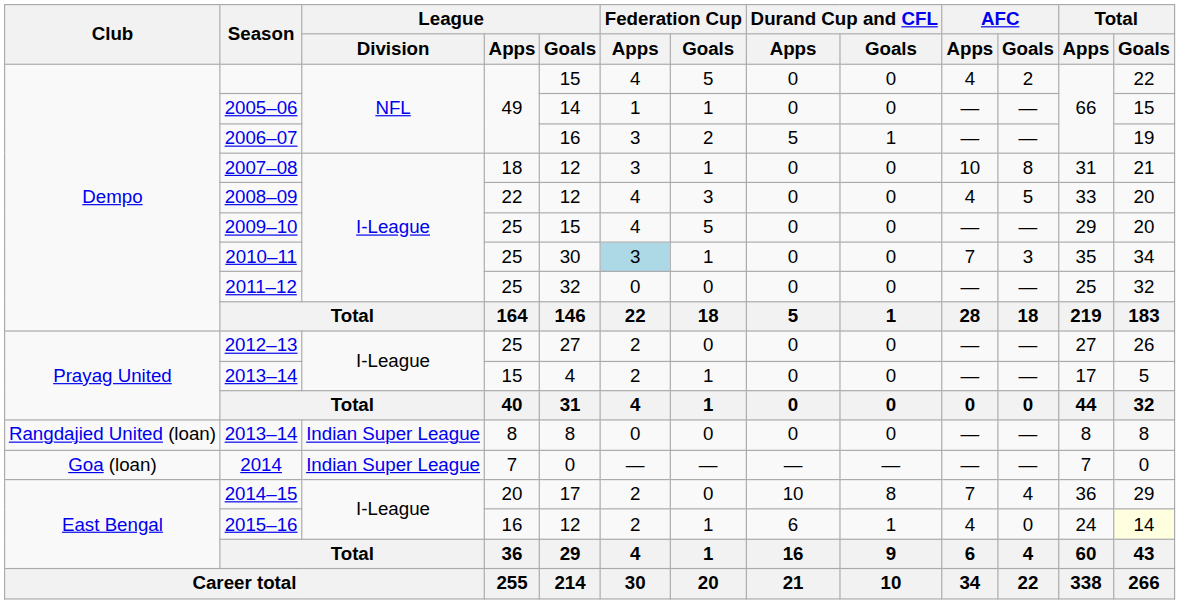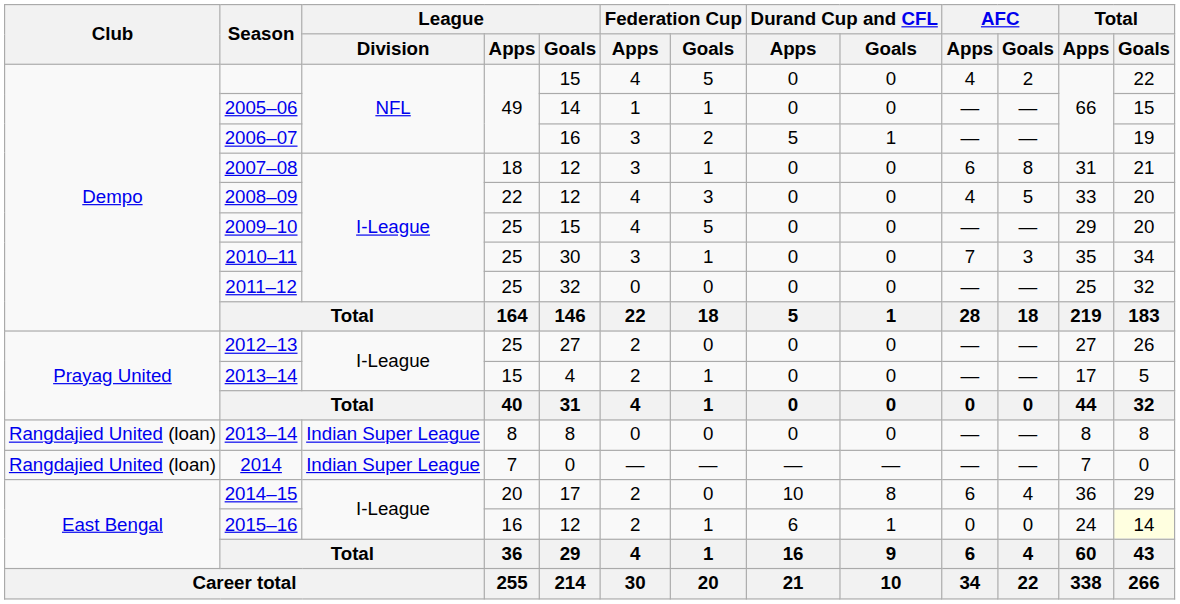(970, 167) 10 -> (970, 167) 6
(635, 256) lightblue background -> (635, 256) no background
(112, 464) Goa (loan) -> (112, 464) Rangdajied United (loan)
(970, 494) 7 -> (970, 494) 6
(970, 524) 4 -> (970, 524) 0
